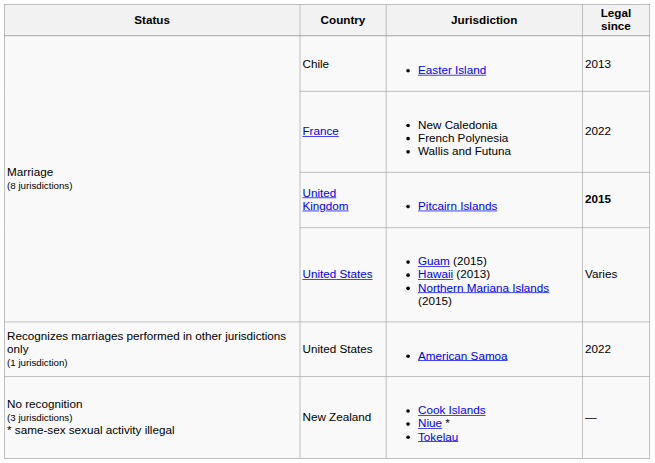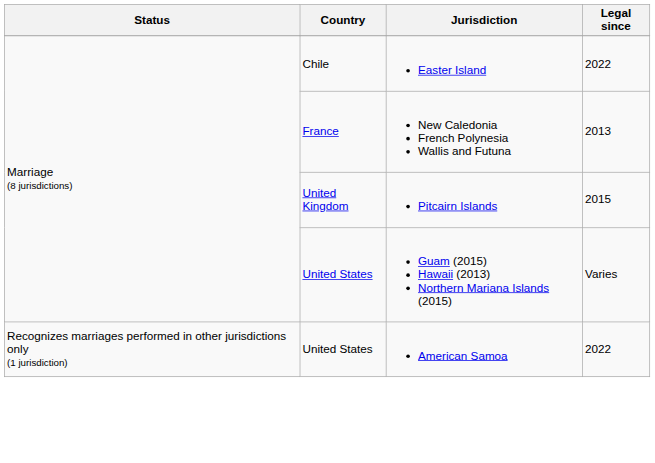(598, 63) 2013 -> (598, 63) 2022
(598, 131) 2022 -> (598, 131) 2013
(598, 200) bold -> (598, 200) normal
- row: (337, 417)
